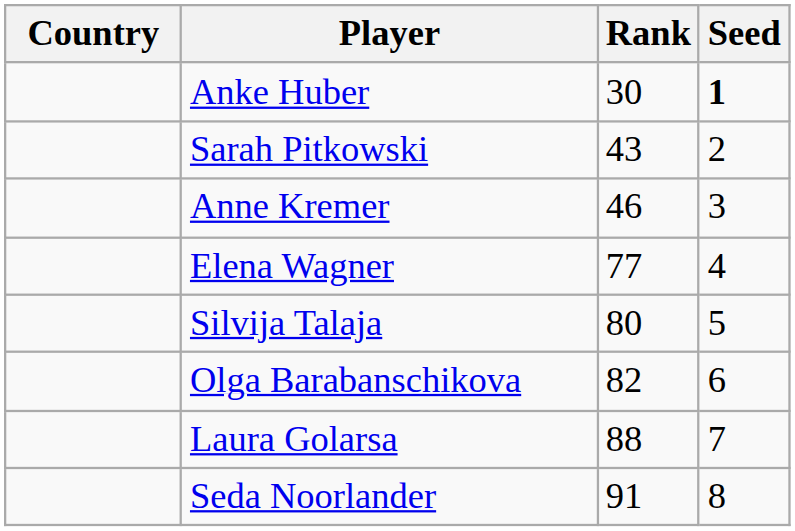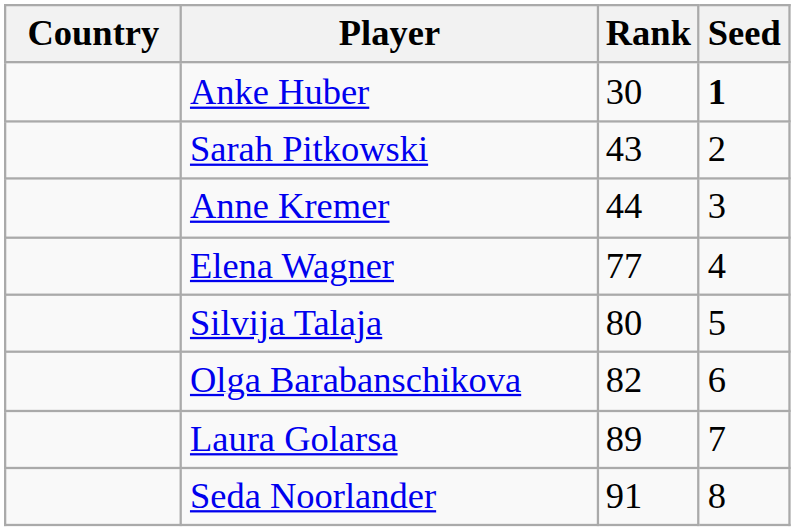(624, 206) 46 -> (624, 206) 44
(624, 438) 88 -> (624, 438) 89
